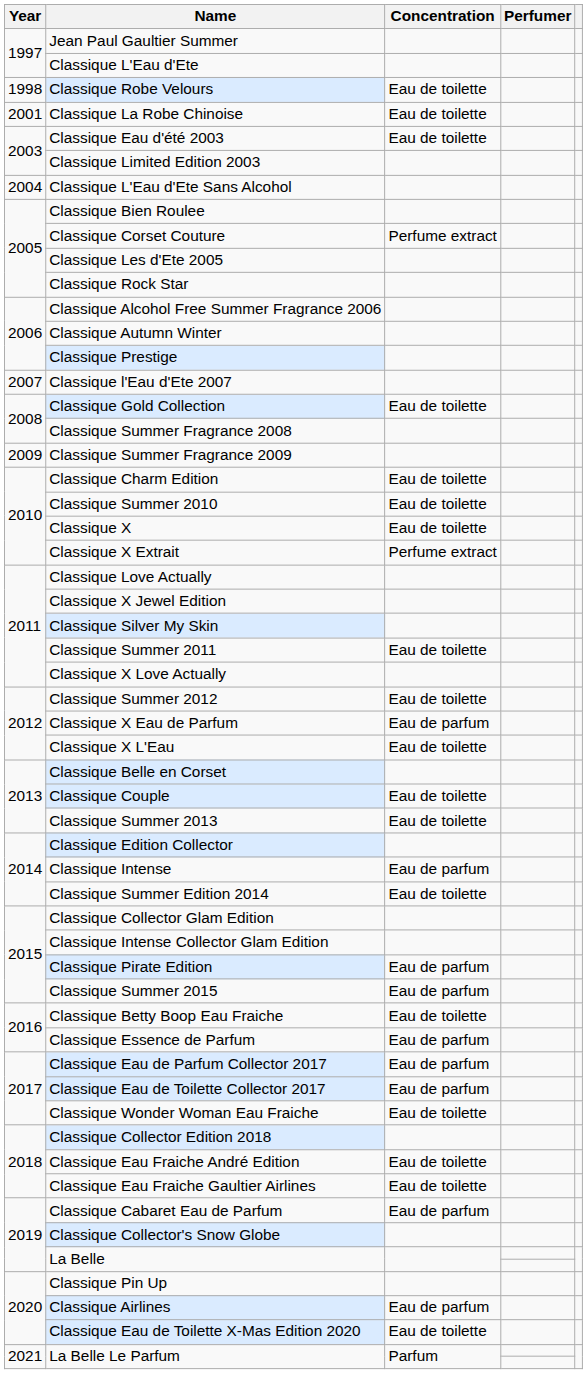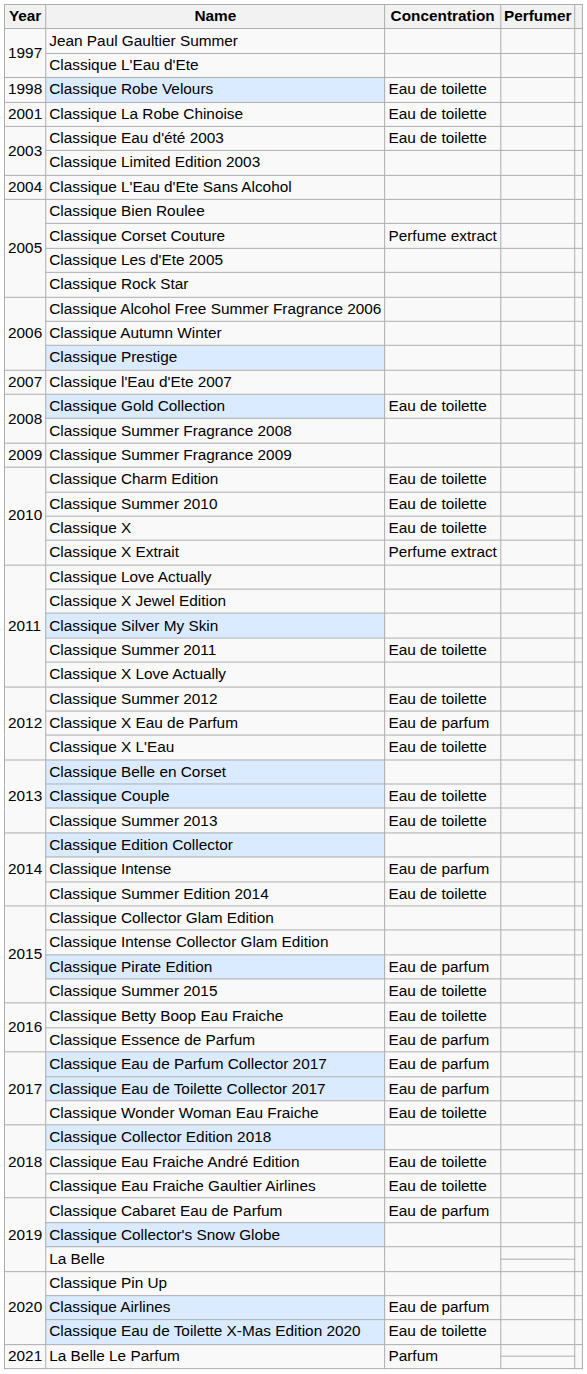(439, 991) Eau de parfum -> (438, 991) Eau de toilette
